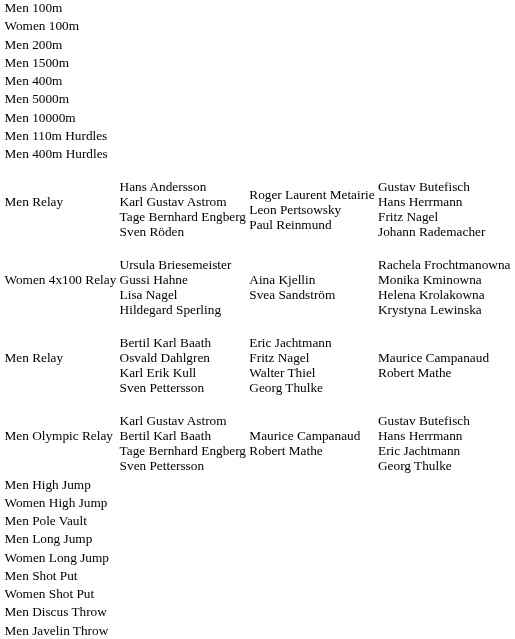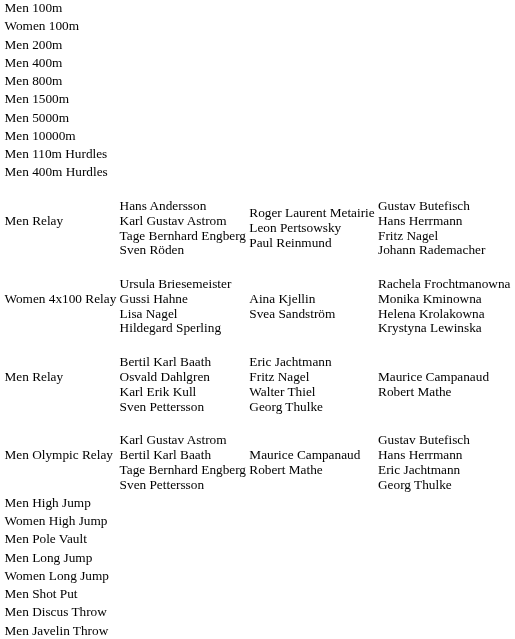rows swapped: (33, 81) <-> (37, 62)
+ row: (33, 81)
- row: (49, 594)
